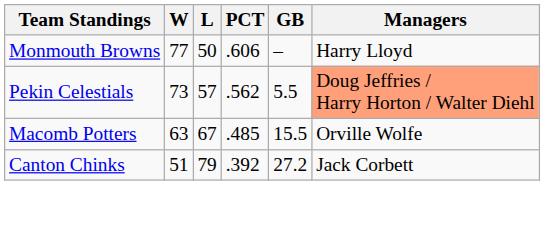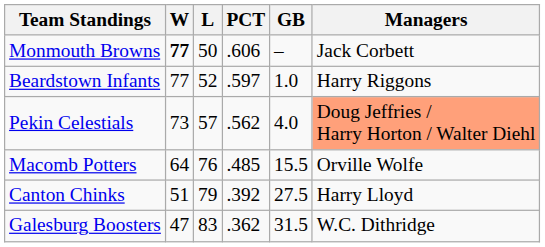(179, 50) normal -> (179, 50) bold
(364, 50) Harry Lloyd -> (365, 50) Jack Corbett
+ row: (85, 81)
(285, 92) 5.5 -> (286, 122) 4.0
(179, 133) 63 -> (179, 164) 64
(207, 133) 67 -> (208, 164) 76
(290, 164) 27.2 -> (291, 195) 27.5
(365, 164) Jack Corbett -> (365, 195) Harry Lloyd
+ row: (85, 225)
